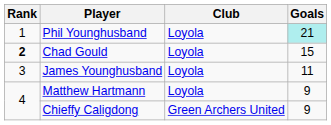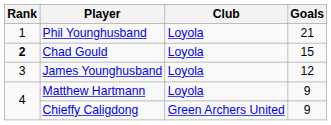(307, 33) paleturquoise background -> (307, 33) no background
(307, 71) 11 -> (307, 71) 12
